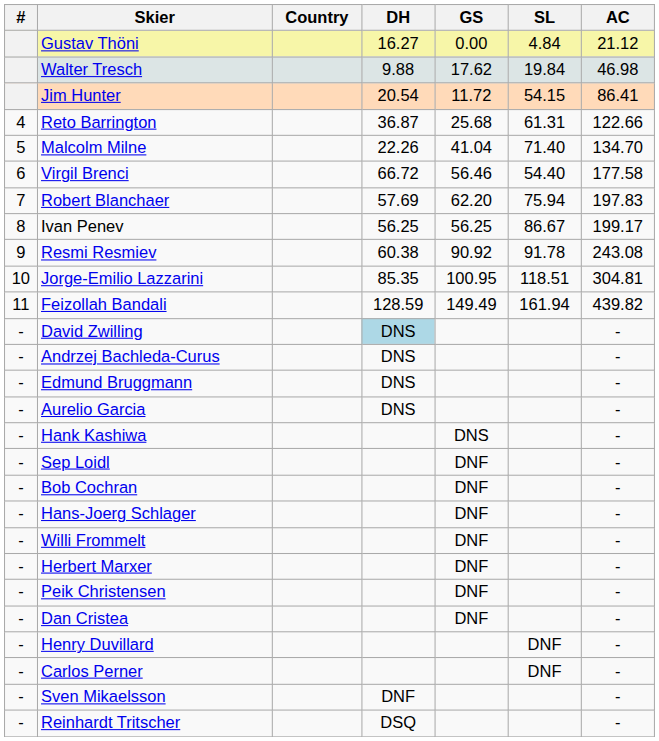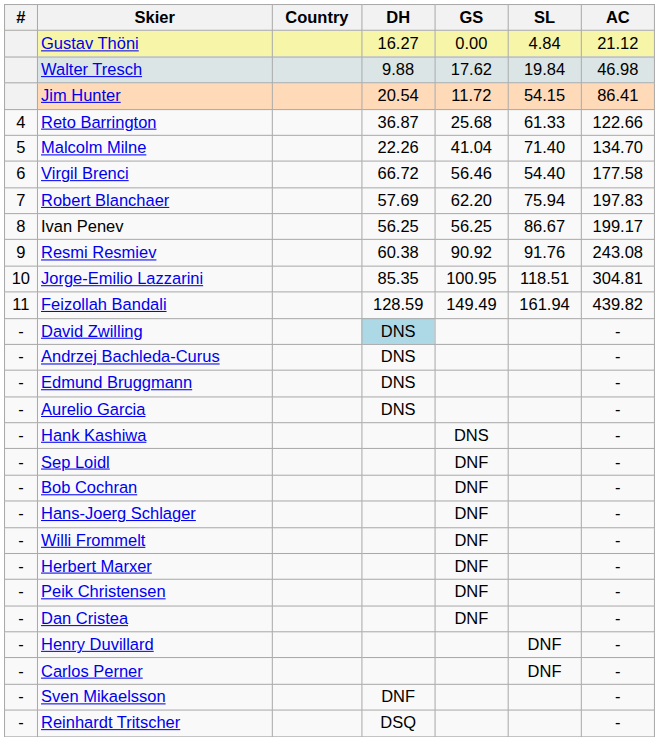(545, 122) 61.31 -> (545, 122) 61.33
(545, 252) 91.78 -> (545, 252) 91.76
